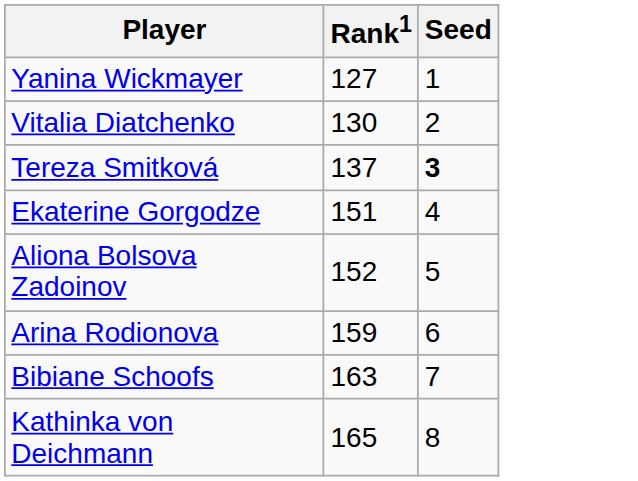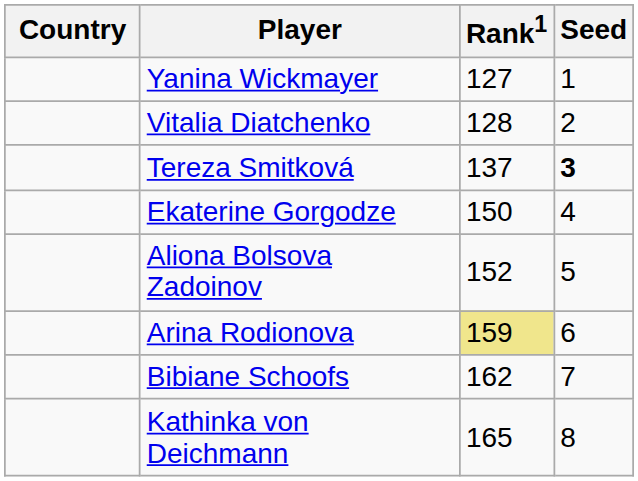+ column: (73, 30)
(354, 123) 130 -> (489, 123) 128
(354, 211) 151 -> (489, 211) 150
(354, 332) no background -> (489, 332) khaki background
(354, 376) 163 -> (489, 376) 162
